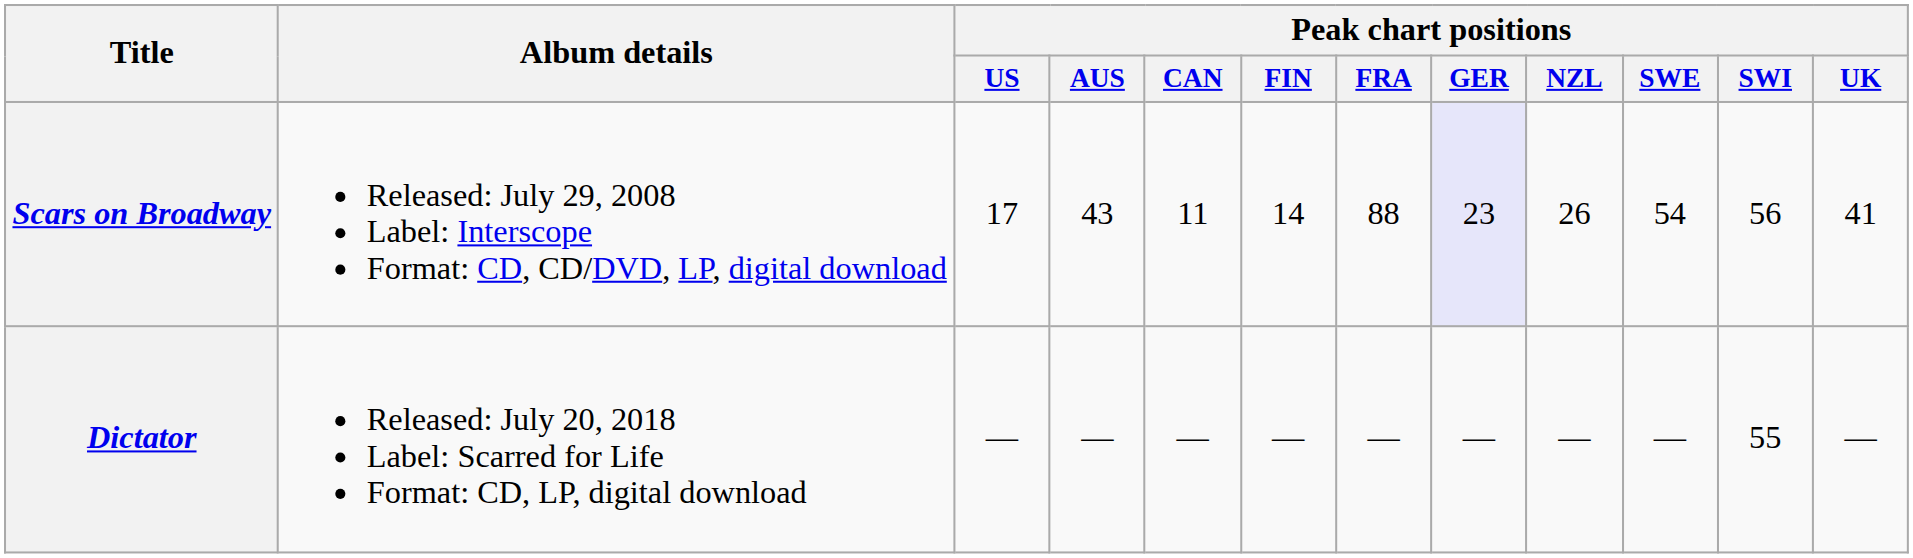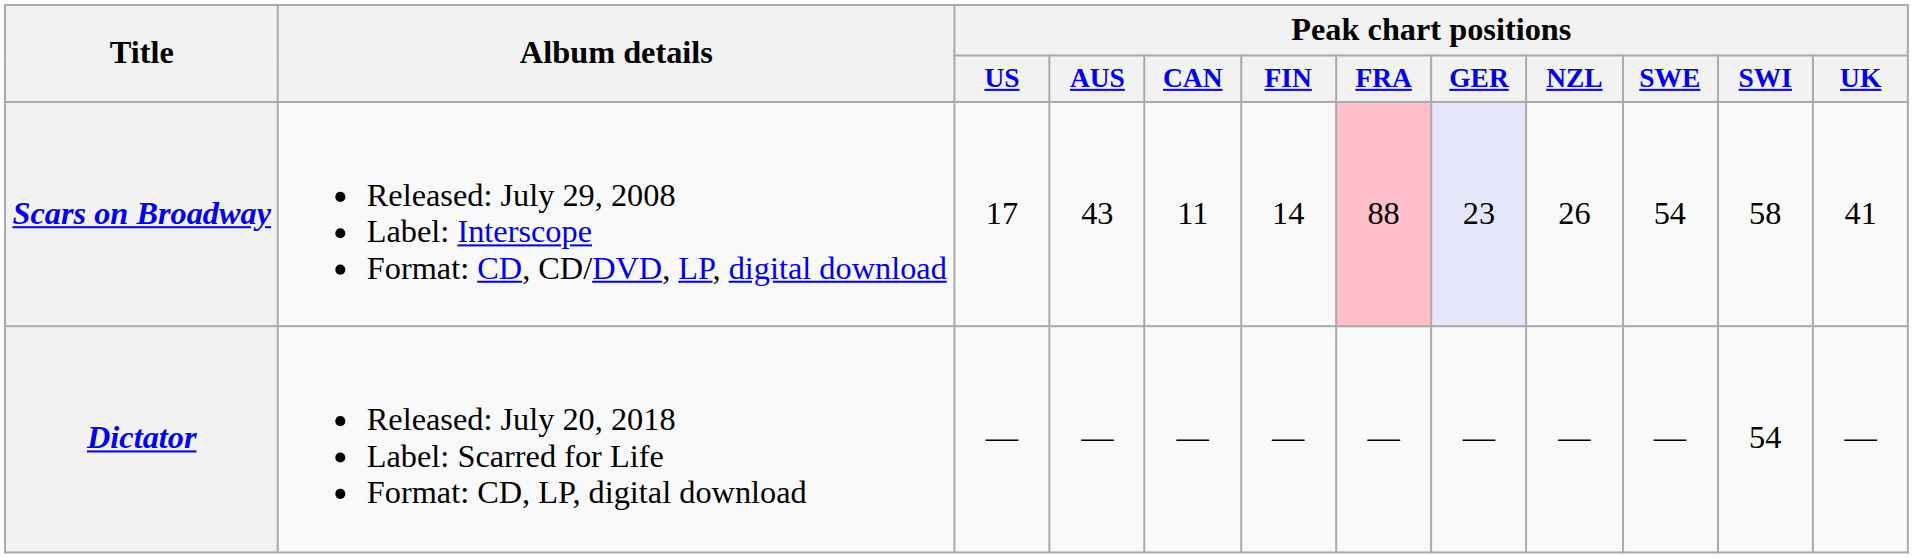(1384, 213) no background -> (1384, 213) pink background
(1765, 213) 56 -> (1765, 213) 58
(1765, 438) 55 -> (1765, 438) 54
